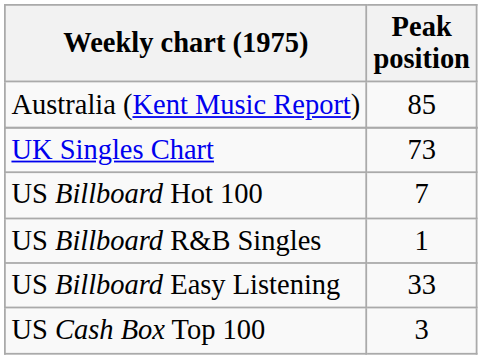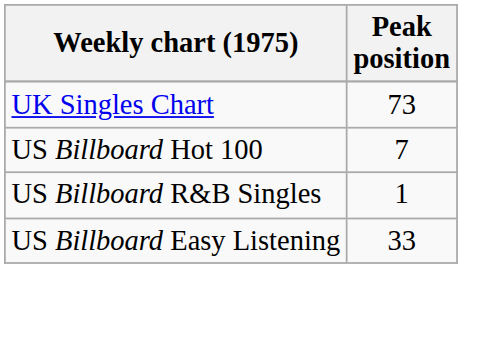- row: (186, 104)
- row: (138, 330)
